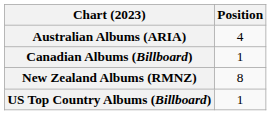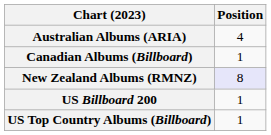(240, 78) no background -> (240, 78) lavender background
+ row: (109, 99)
